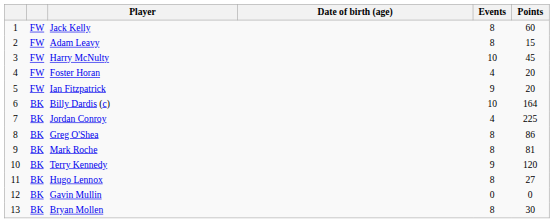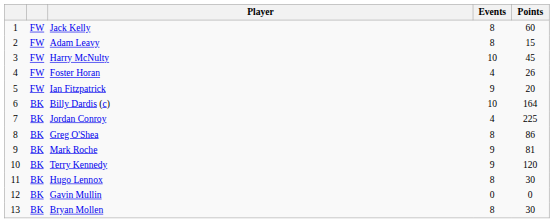- column: (355, 12)
(530, 73) 20 -> (530, 73) 26
(492, 149) 8 -> (492, 149) 9
(530, 179) 27 -> (530, 179) 30
